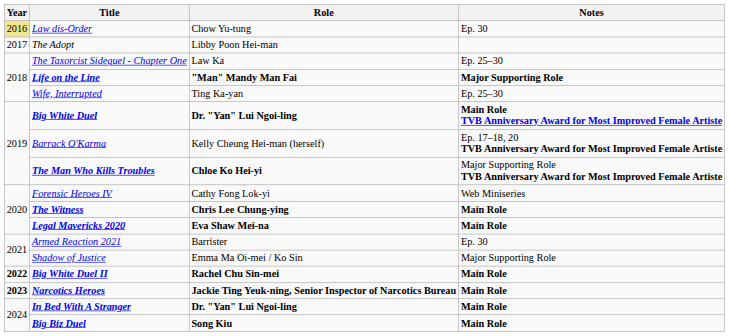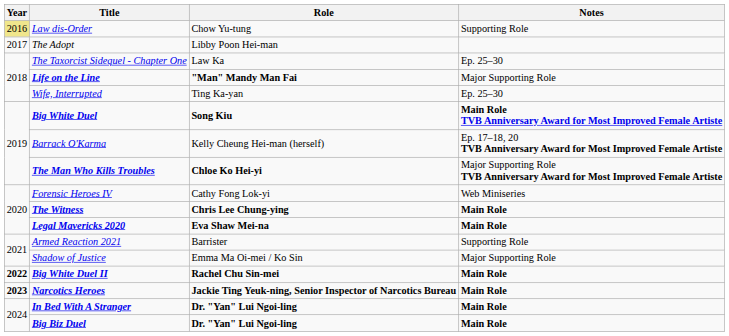(474, 28) Ep. 30 -> (495, 28) Supporting Role
(512, 77) bold -> (508, 77) normal
(244, 115) Dr. "Yan" Lui Ngoi-ling -> (212, 115) Song Kiu
(474, 242) Ep. 30 -> (495, 242) Supporting Role
(212, 323) Song Kiu -> (244, 323) Dr. "Yan" Lui Ngoi-ling
